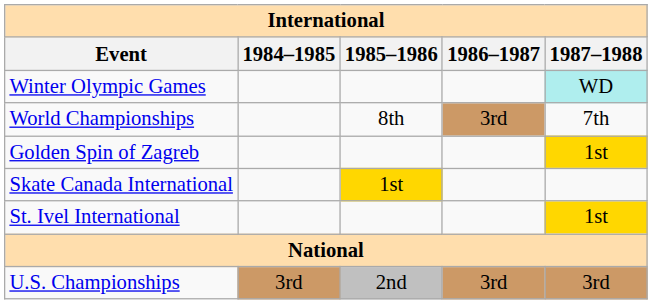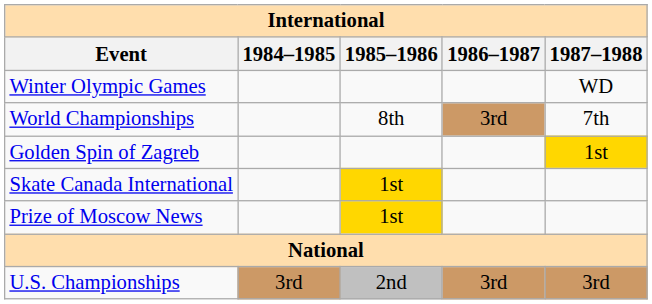(596, 86) paleturquoise background -> (596, 86) no background
+ row: (106, 217)
- row: (95, 217)
